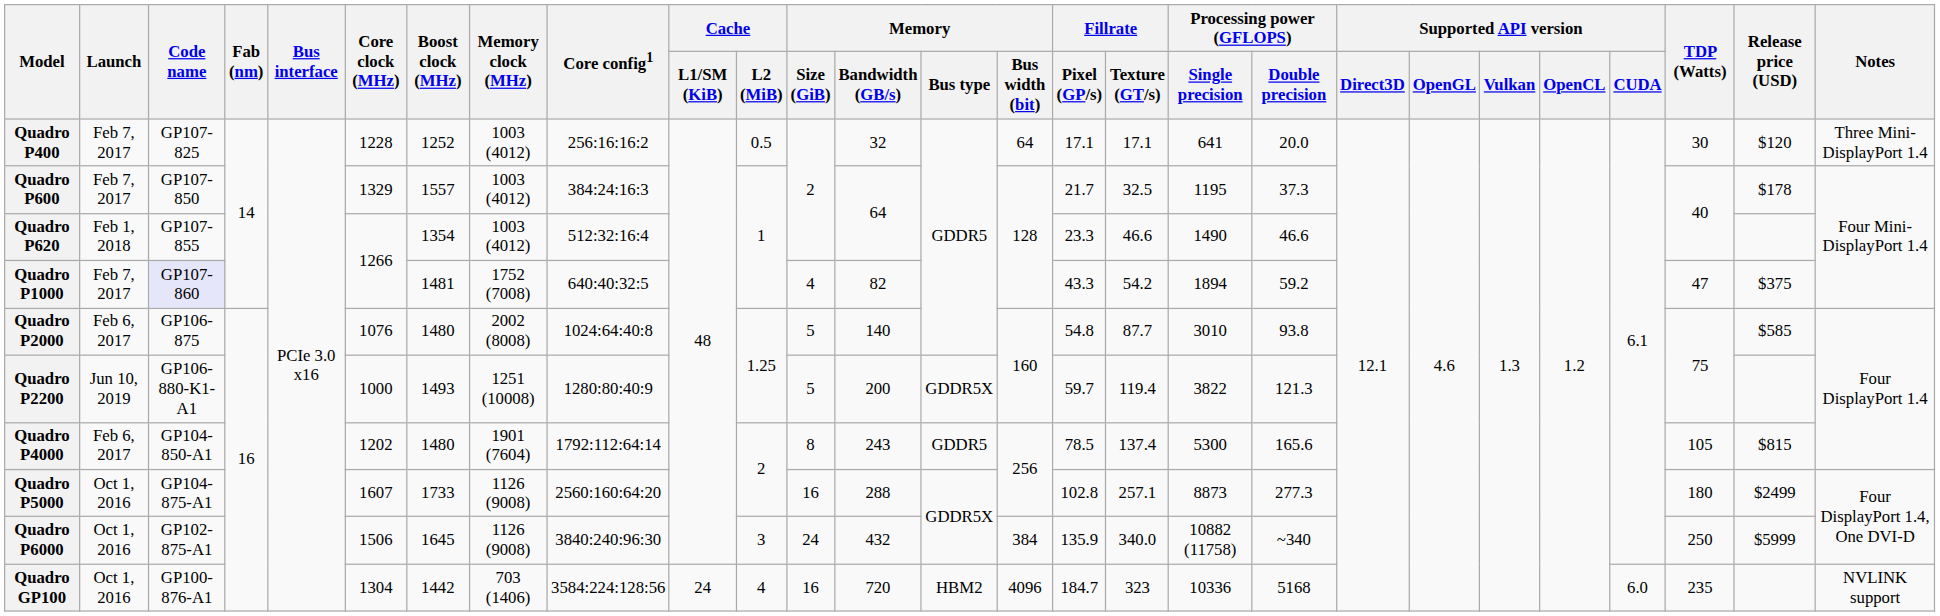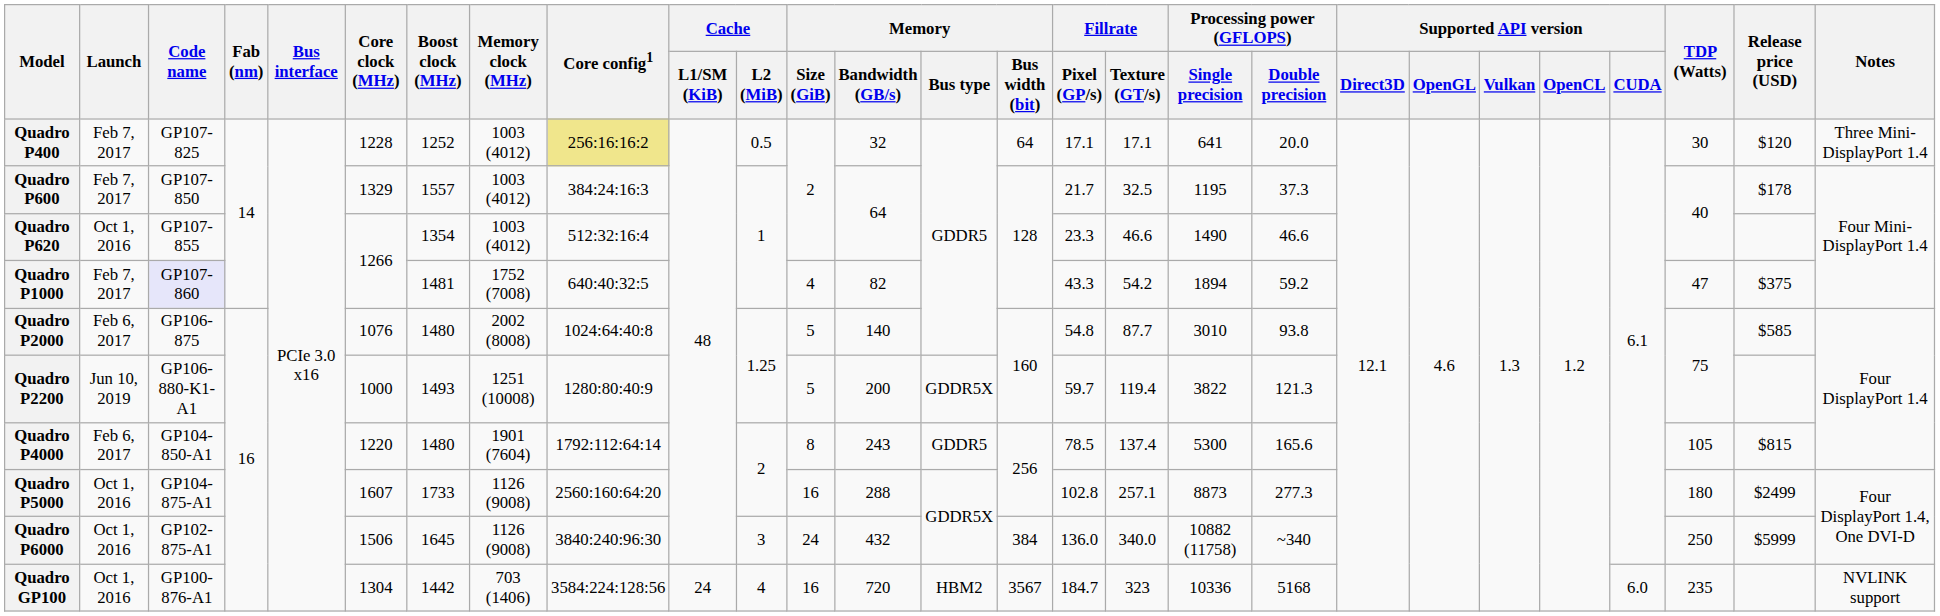(608, 141) no background -> (608, 141) khaki background
(114, 236) Feb 1, 2018 -> (114, 236) Oct 1, 2016
(376, 445) 1202 -> (376, 445) 1220
(1079, 539) 135.9 -> (1079, 539) 136.0
(1025, 587) 4096 -> (1025, 587) 3567
